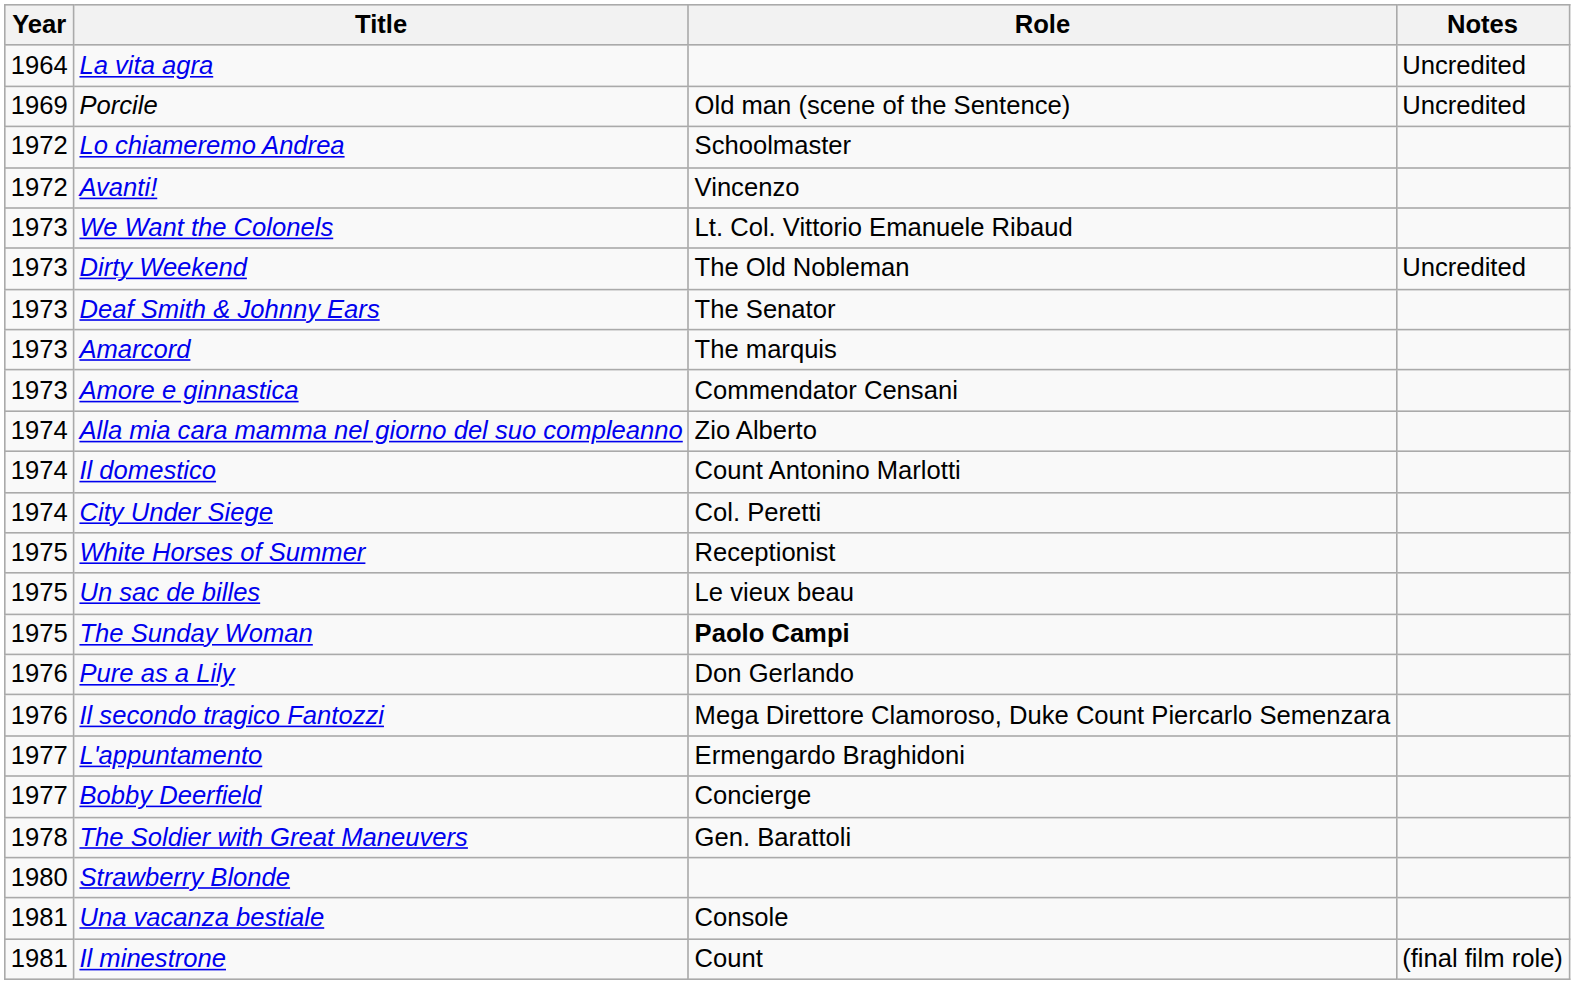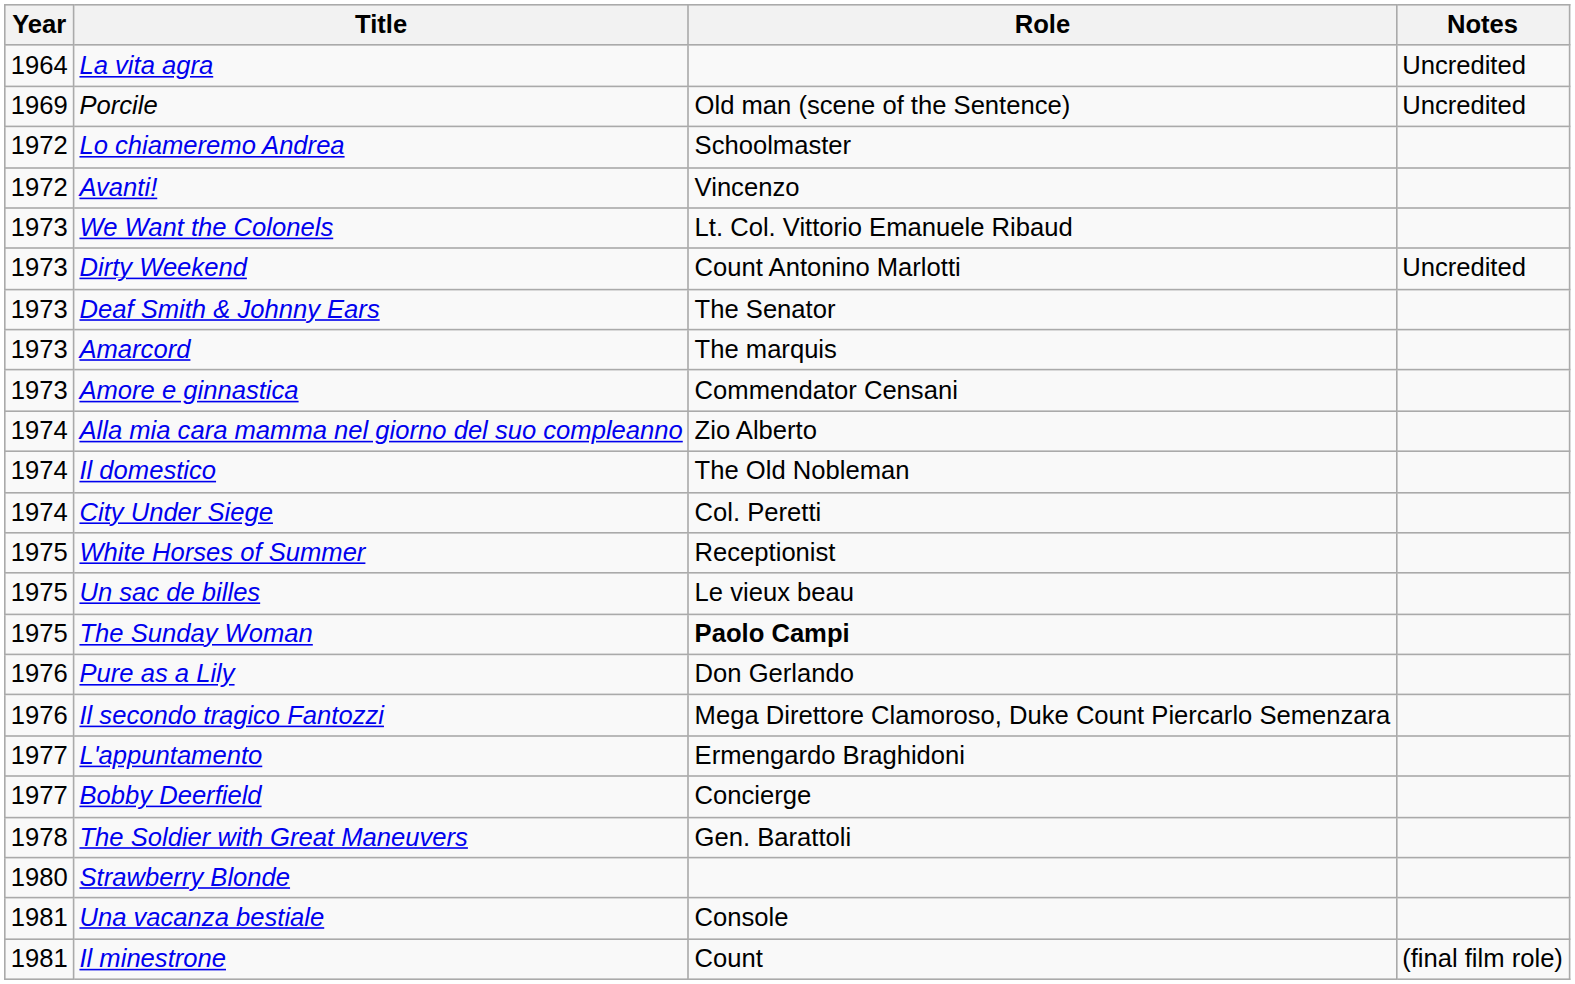(802, 268) The Old Nobleman -> (828, 268) Count Antonino Marlotti
(828, 471) Count Antonino Marlotti -> (802, 471) The Old Nobleman
